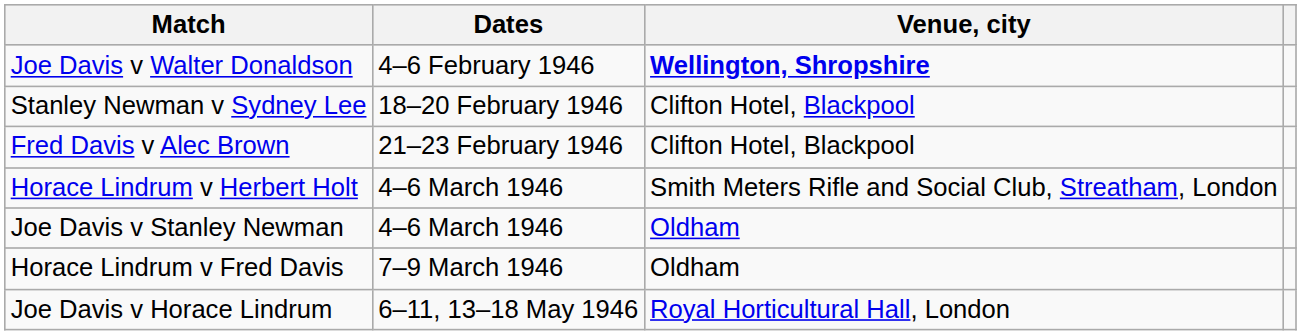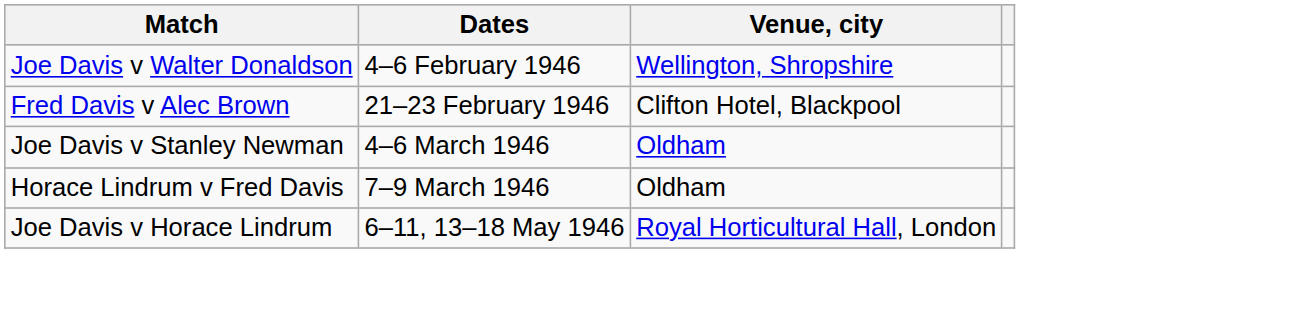(790, 65) bold -> (765, 65) normal
- row: (189, 106)
- row: (184, 187)
